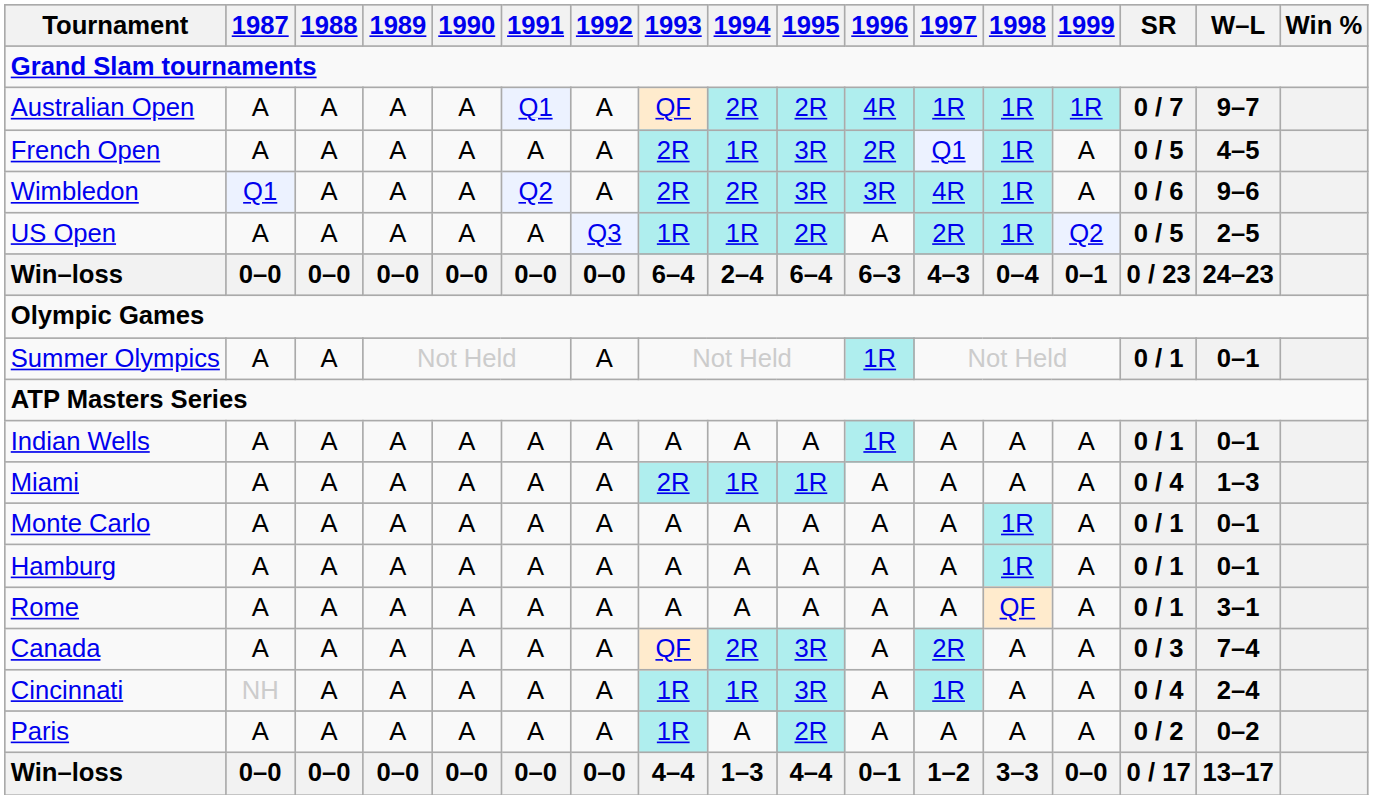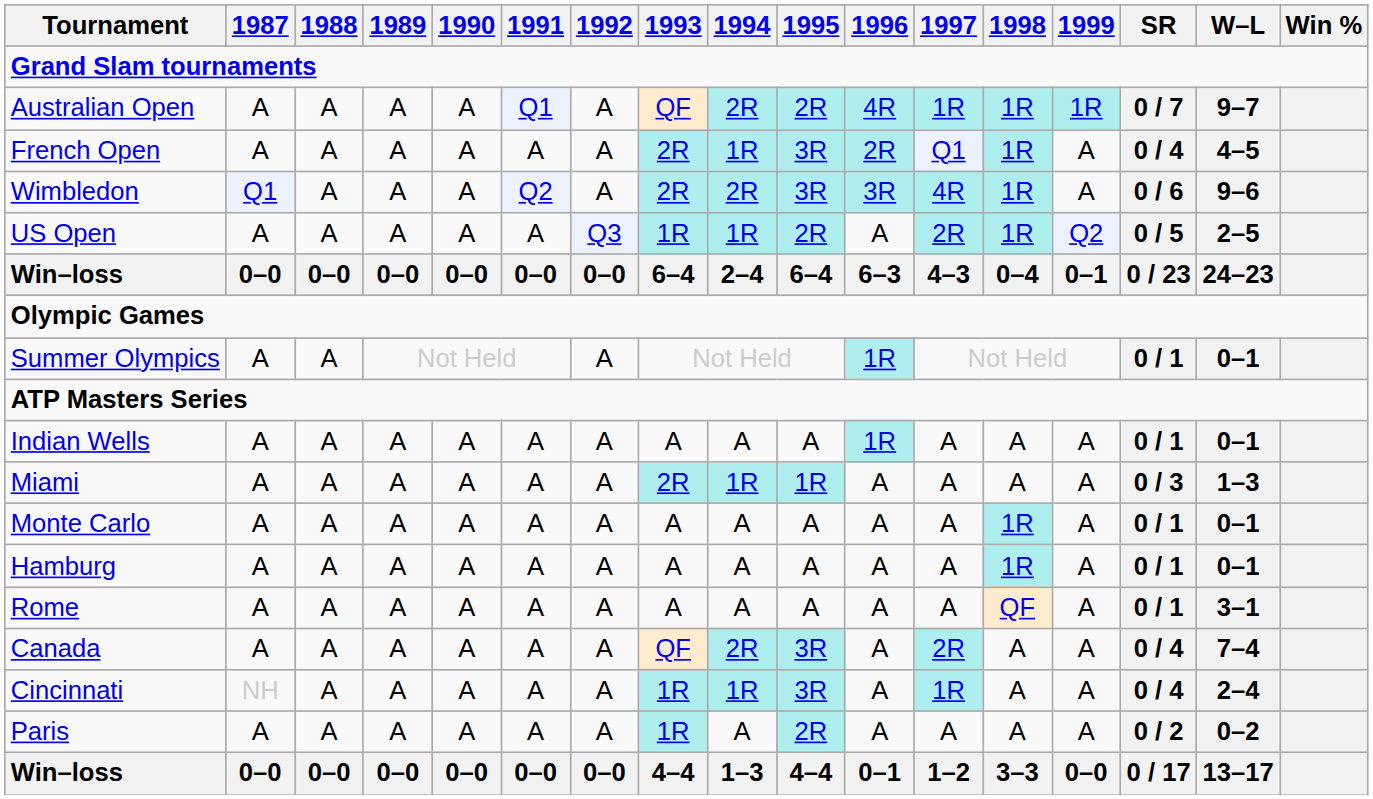(1159, 149) 0 / 5 -> (1159, 149) 0 / 4
(1159, 481) 0 / 4 -> (1159, 481) 0 / 3
(1159, 648) 0 / 3 -> (1159, 648) 0 / 4
